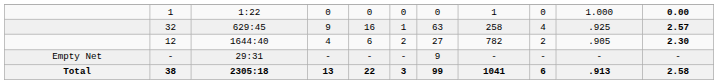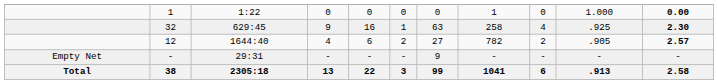(678, 27) 2.57 -> (678, 27) 2.30
(678, 42) 2.30 -> (678, 42) 2.57
